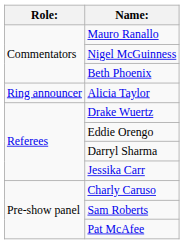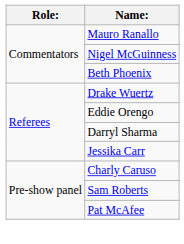- row: (119, 93)
